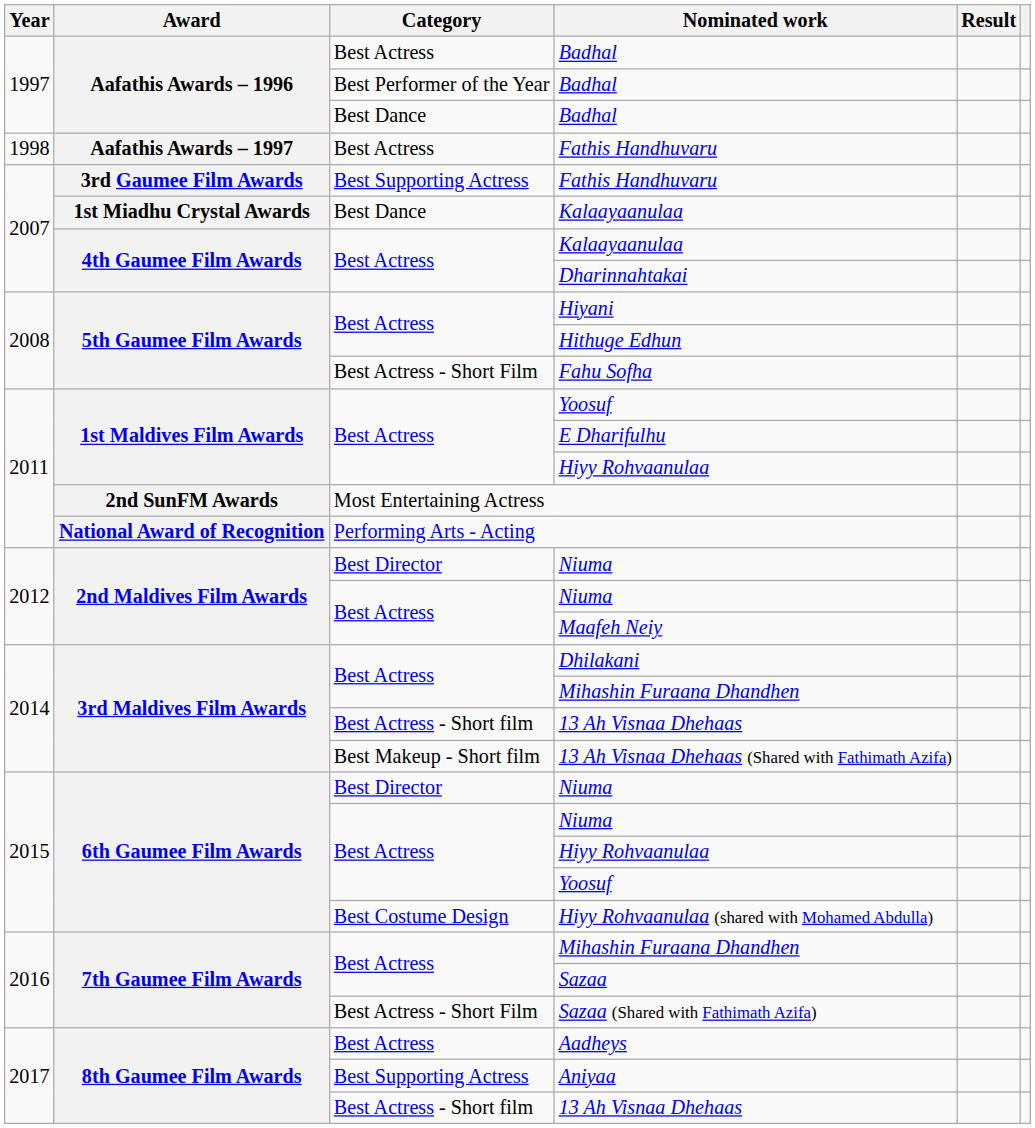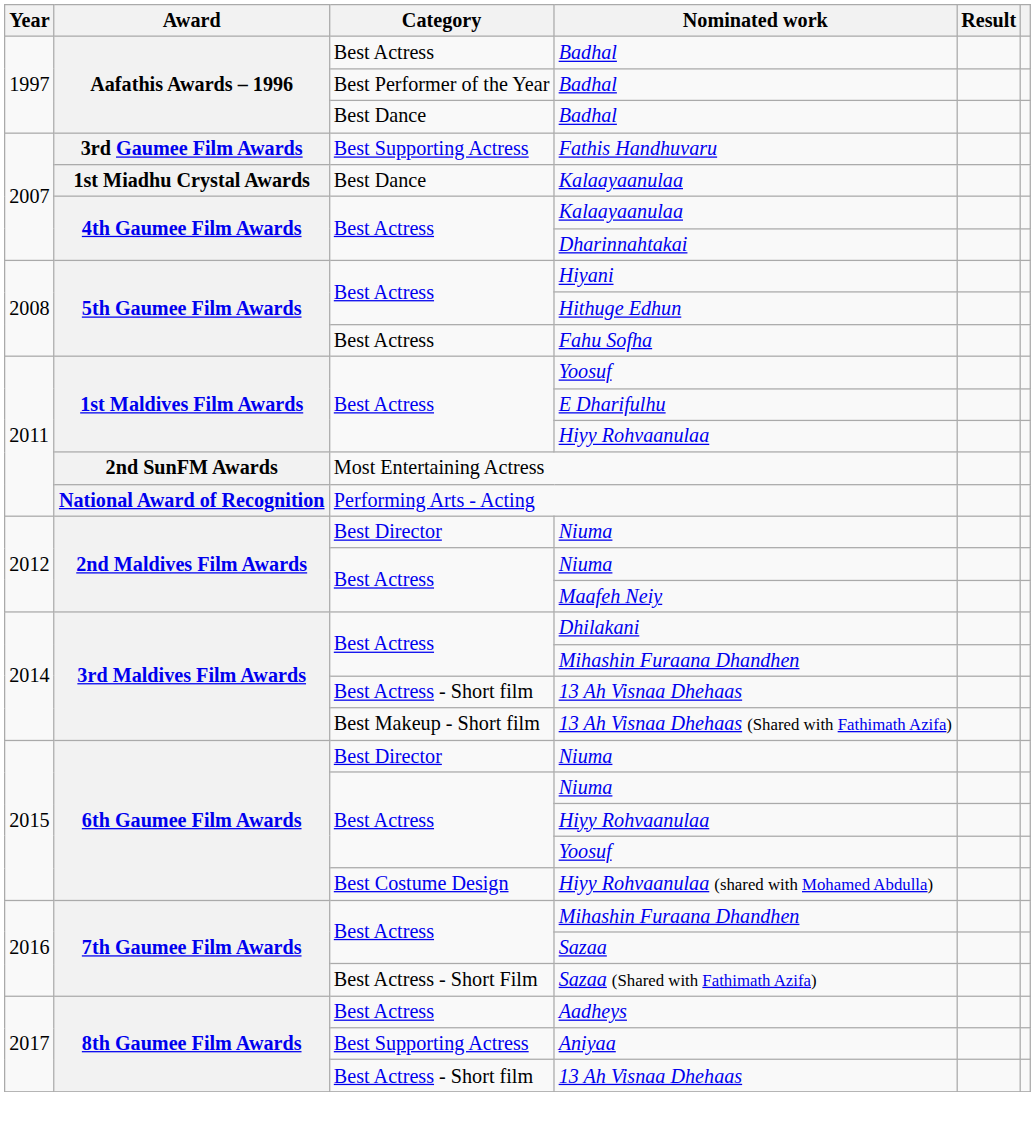- row: (192, 148)
(436, 372) Best Actress - Short Film -> (384, 340) Best Actress
